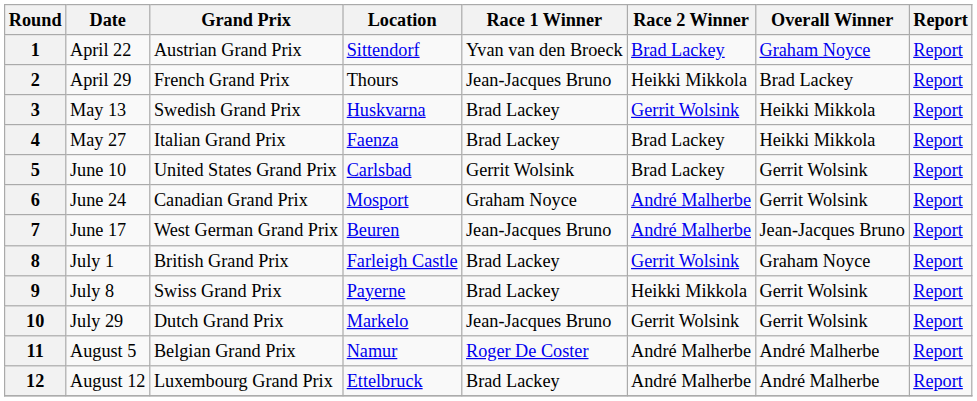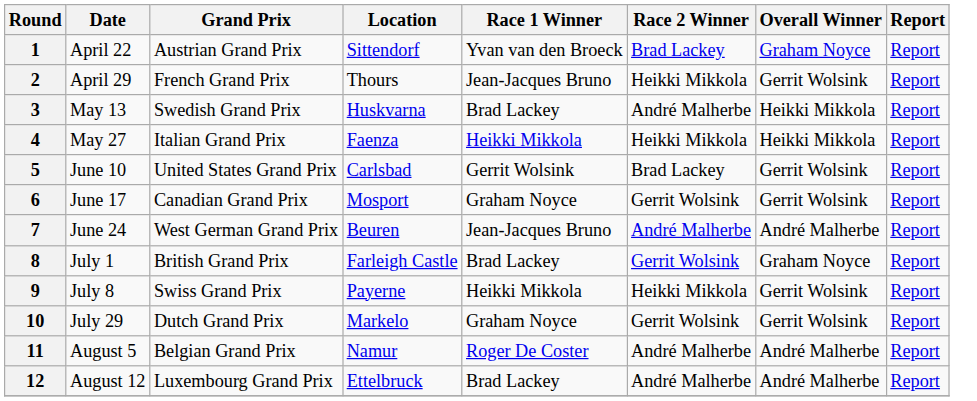(806, 79) Brad Lackey -> (814, 79) Gerrit Wolsink
(685, 109) Gerrit Wolsink -> (691, 109) André Malherbe
(513, 140) Brad Lackey -> (524, 140) Heikki Mikkola
(678, 140) Brad Lackey -> (689, 140) Heikki Mikkola
(98, 200) June 24 -> (98, 200) June 17
(691, 200) André Malherbe -> (685, 200) Gerrit Wolsink
(98, 230) June 17 -> (98, 230) June 24
(832, 230) Jean-Jacques Bruno -> (819, 230) André Malherbe
(513, 290) Brad Lackey -> (524, 290) Heikki Mikkola
(539, 320) Jean-Jacques Bruno -> (521, 320) Graham Noyce
